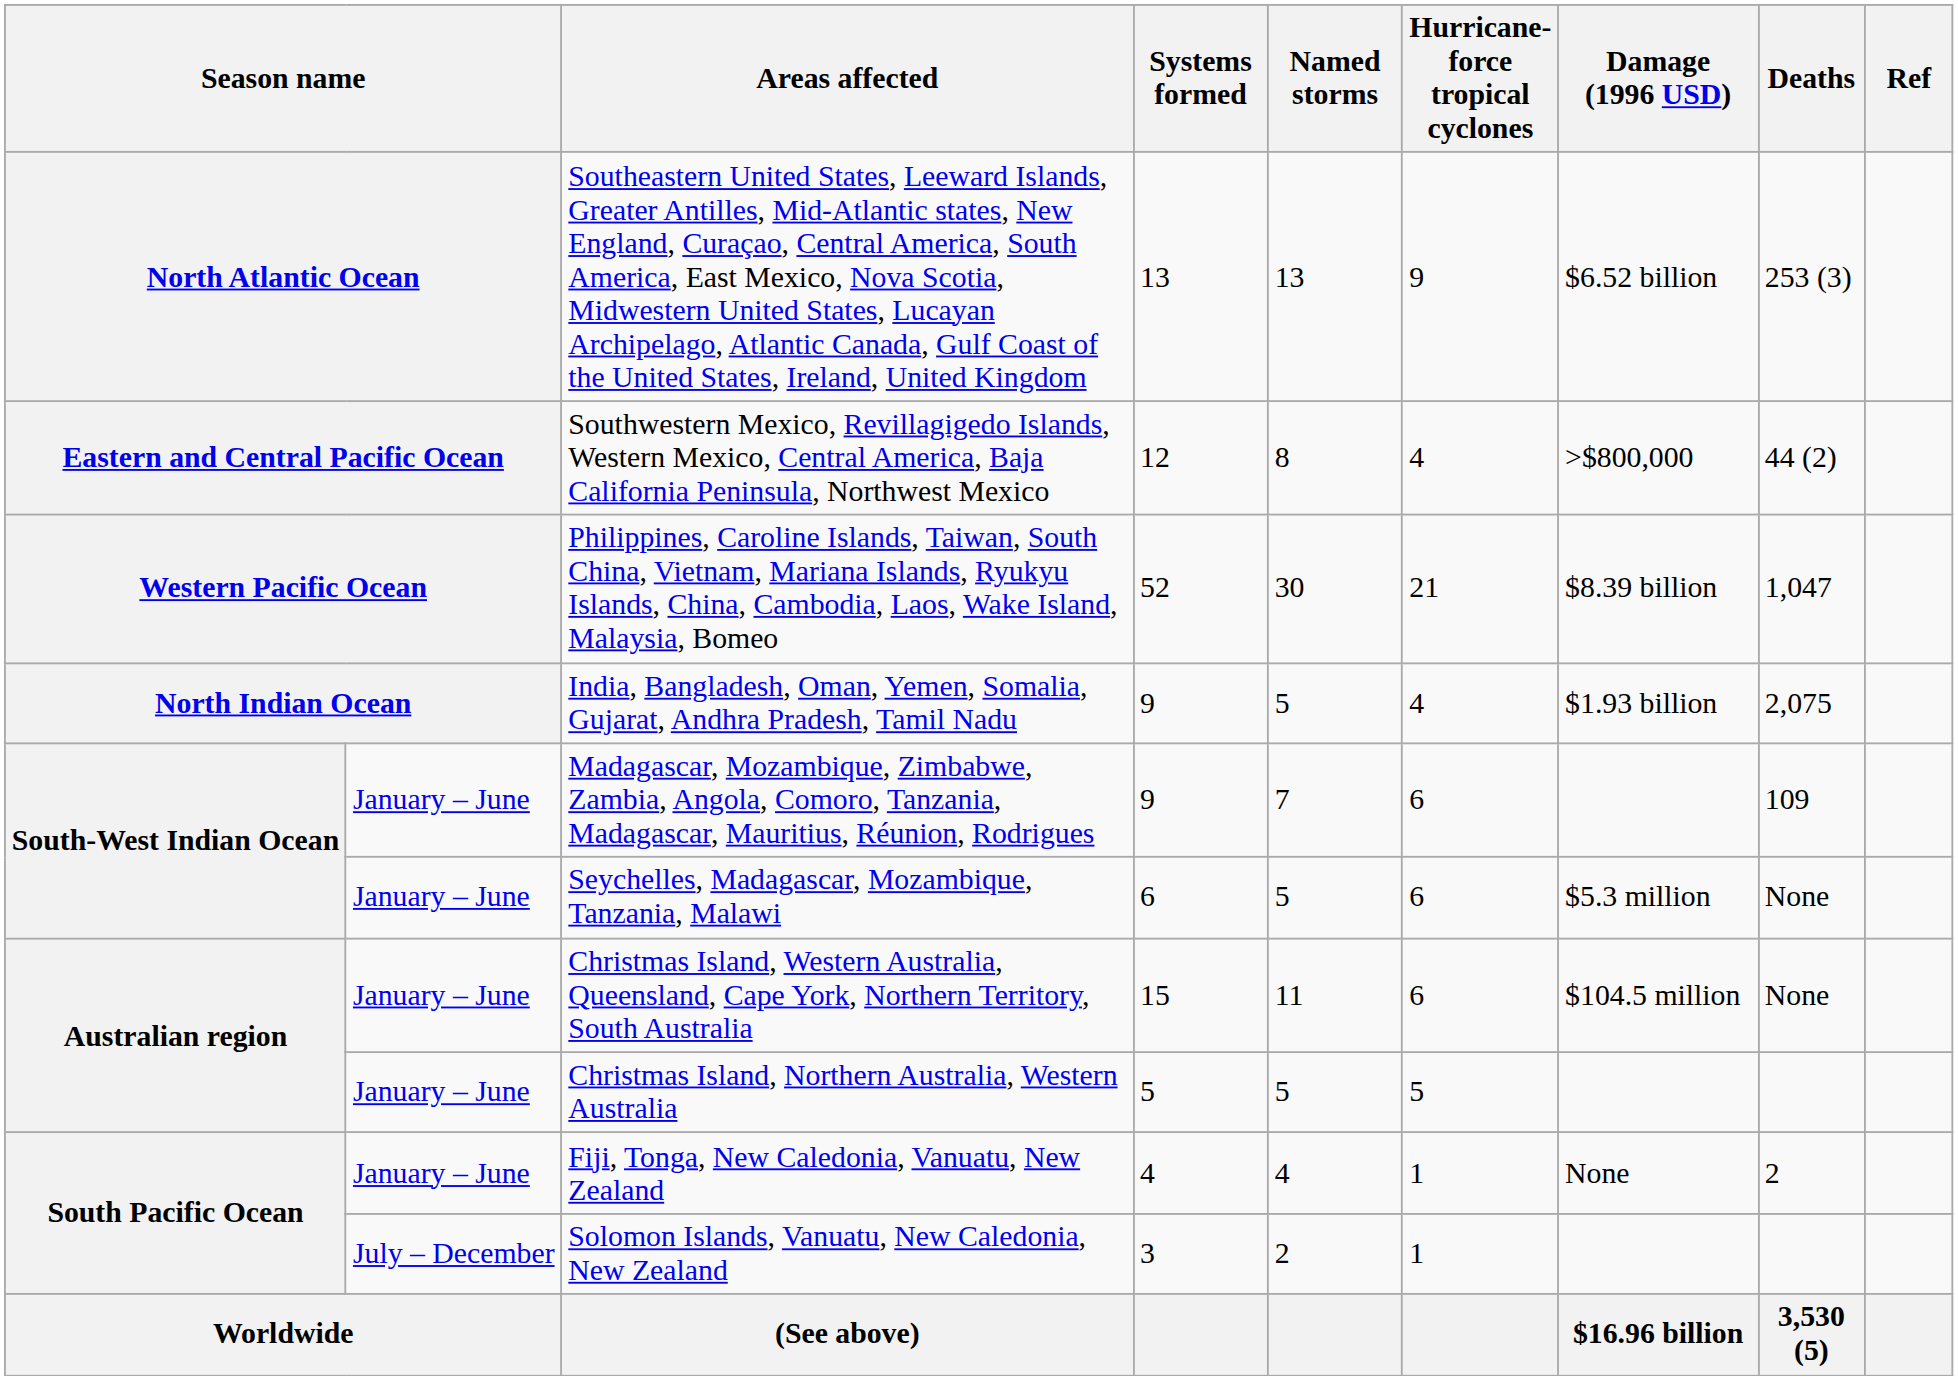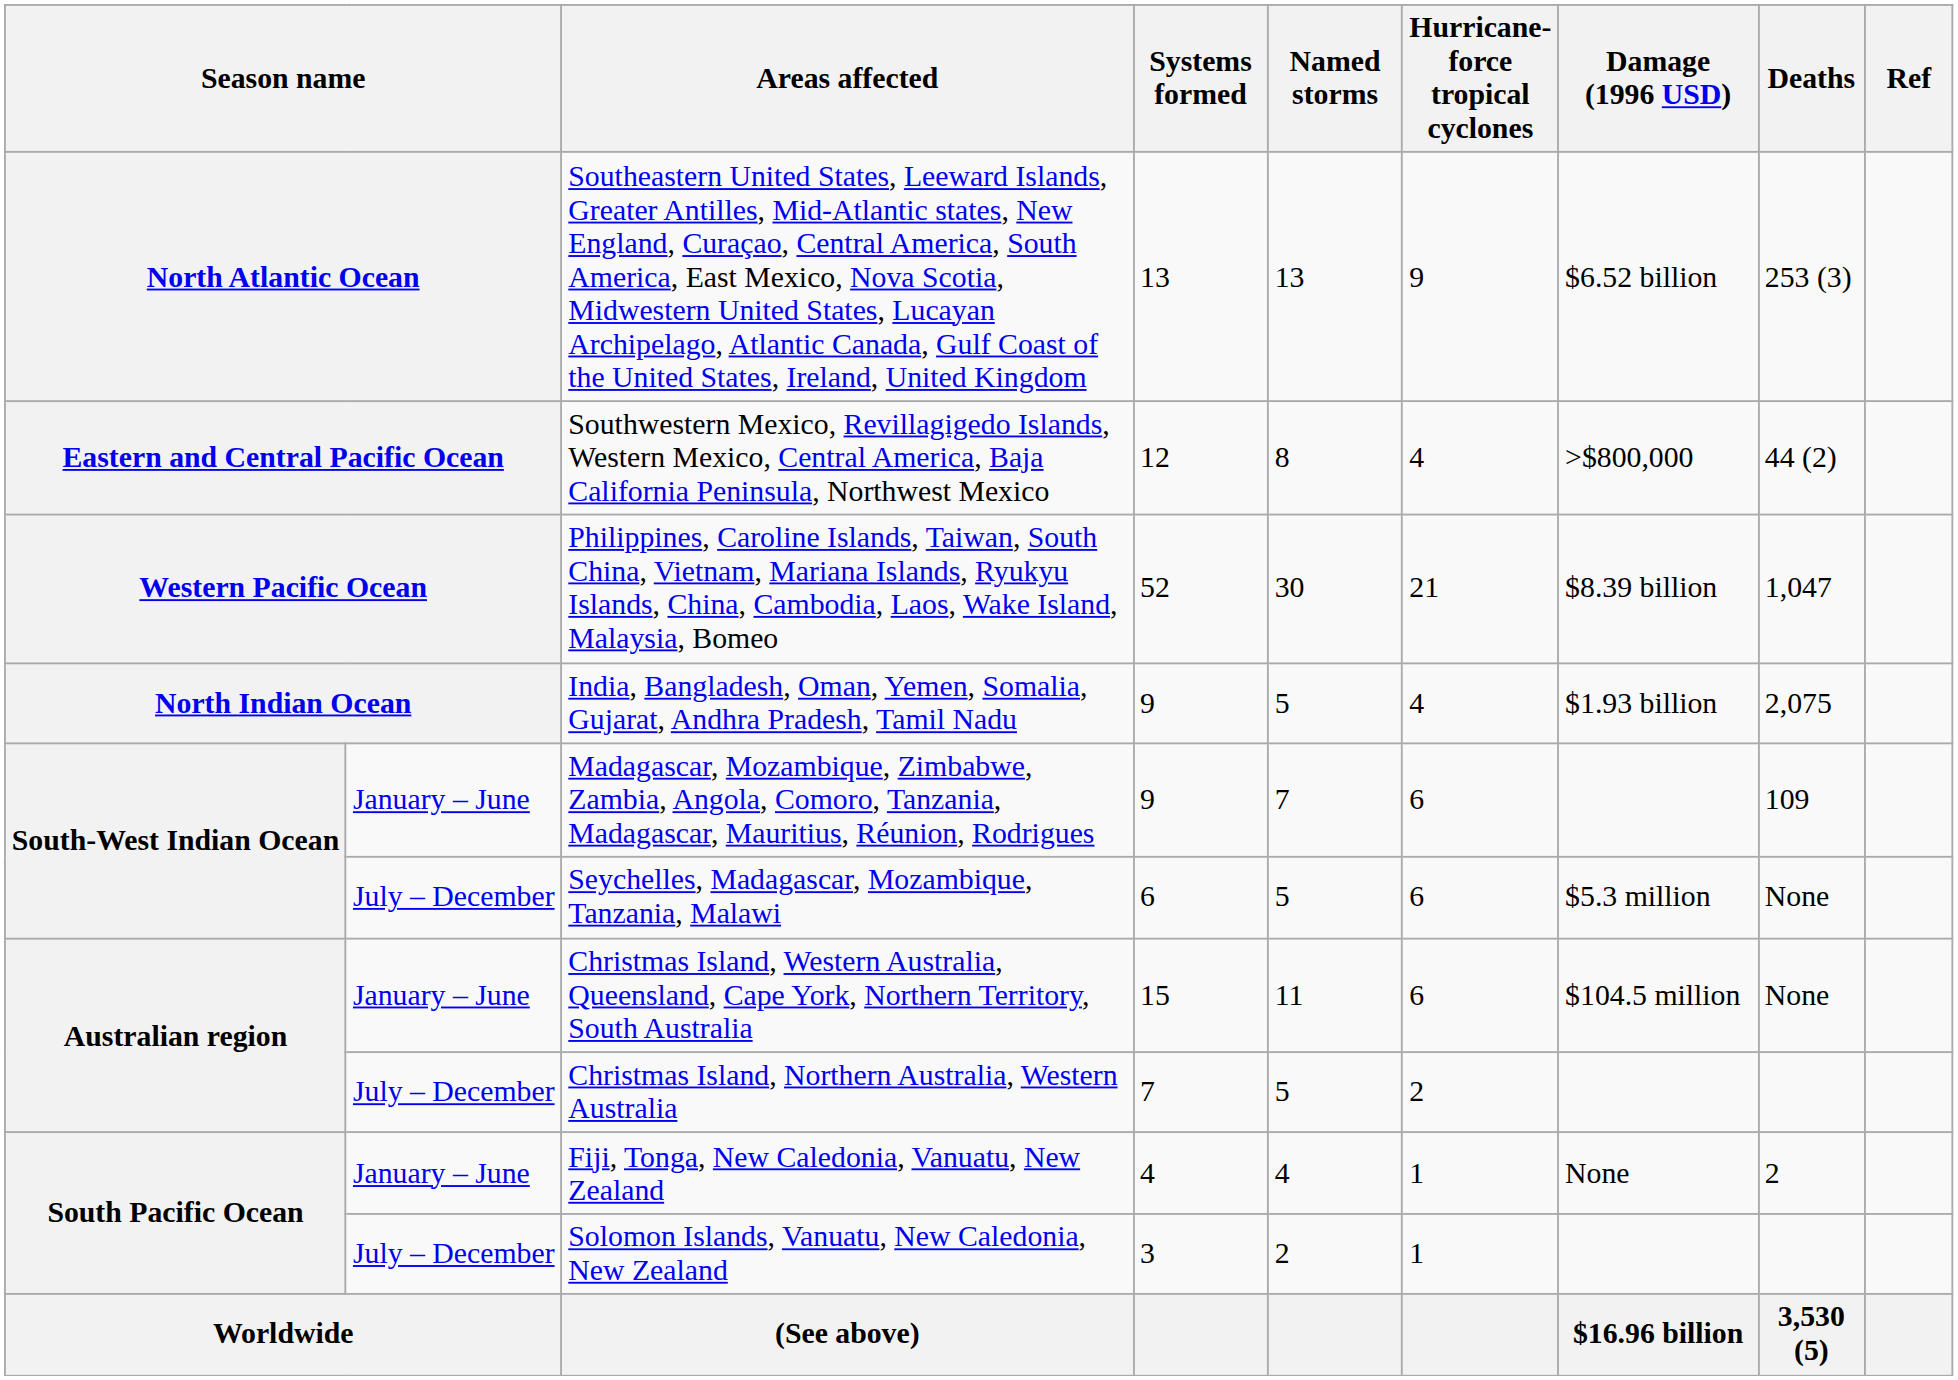(441, 897) January – June -> (454, 897) July – December
(441, 1092) January – June -> (454, 1092) July – December
(1147, 1092) 5 -> (1147, 1092) 7
(1417, 1092) 5 -> (1417, 1092) 2
